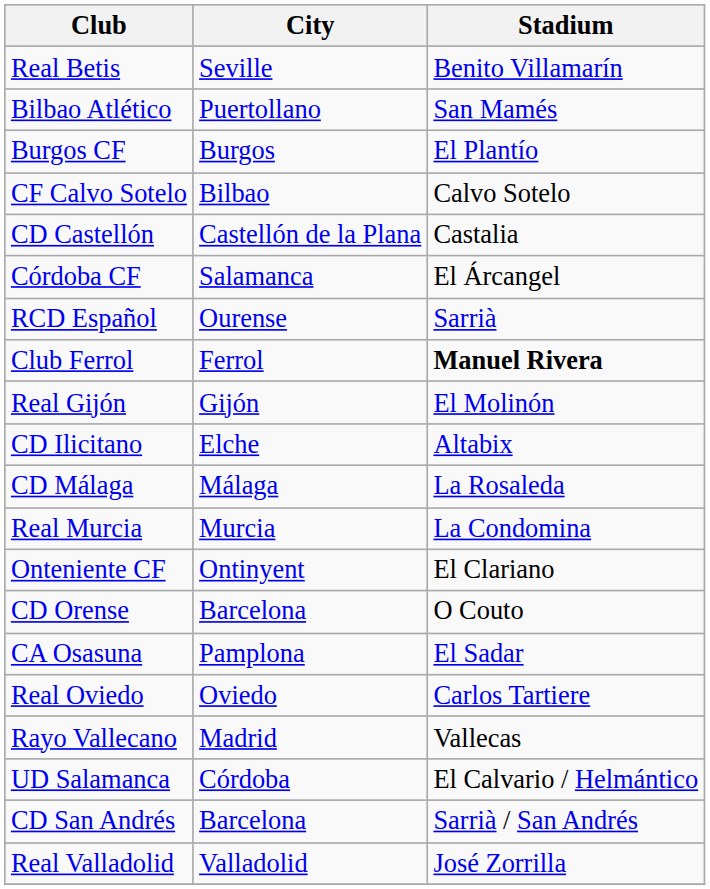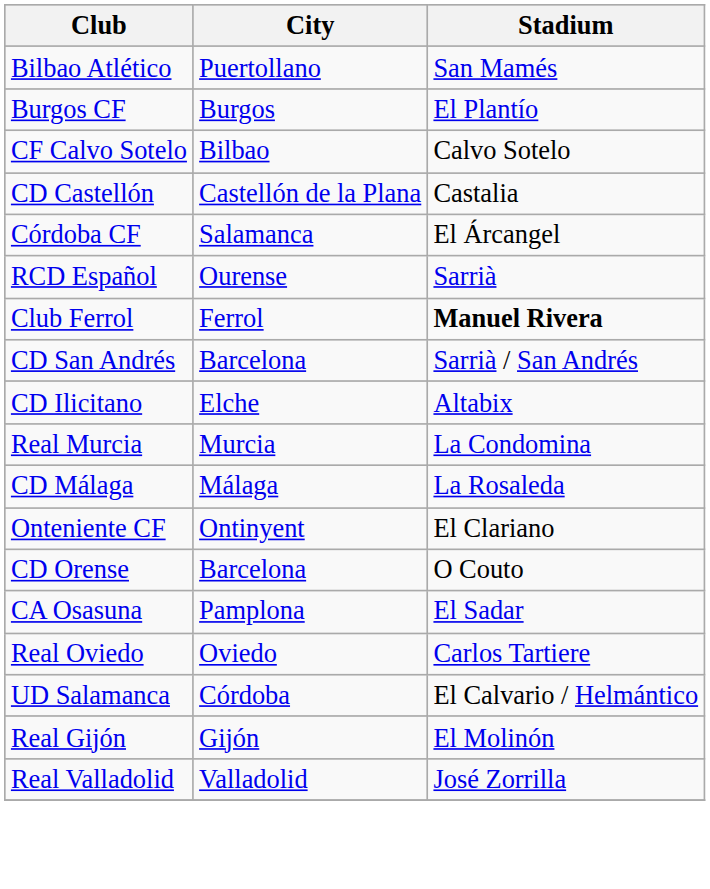- row: (66, 67)
rows swapped: (68, 402) <-> (93, 820)
rows swapped: (72, 485) <-> (77, 527)
- row: (94, 737)
